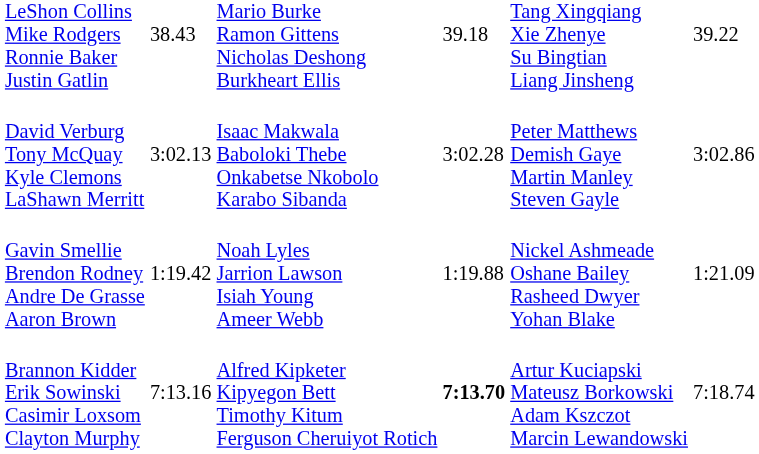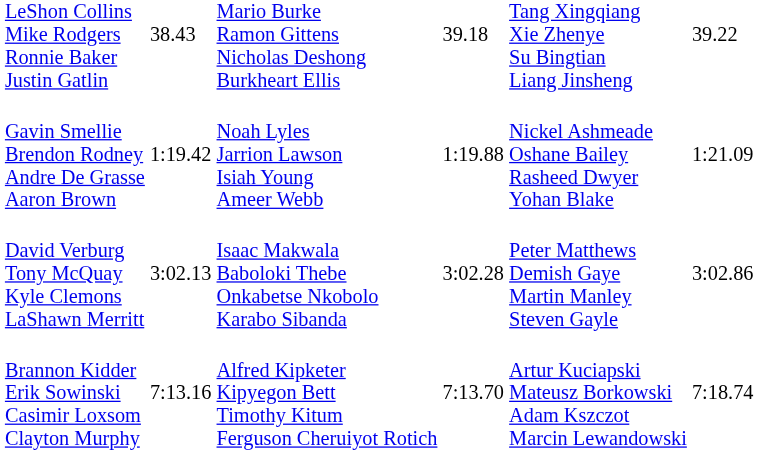rows swapped: (75, 285) <-> (75, 165)
(474, 392) bold -> (473, 392) normal
